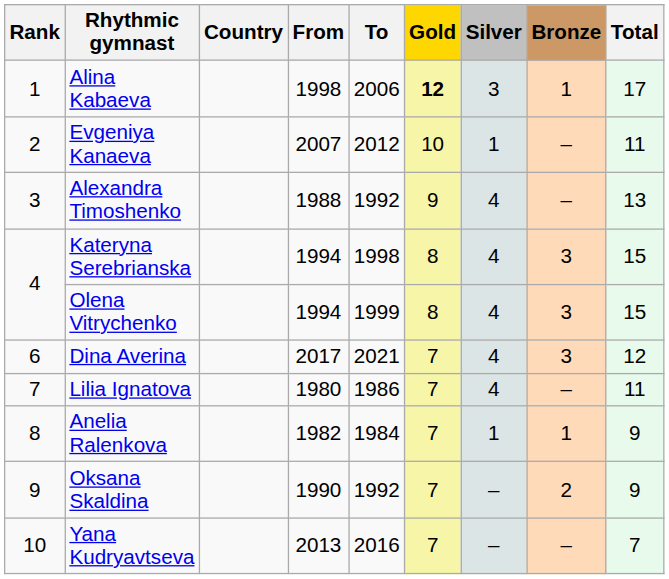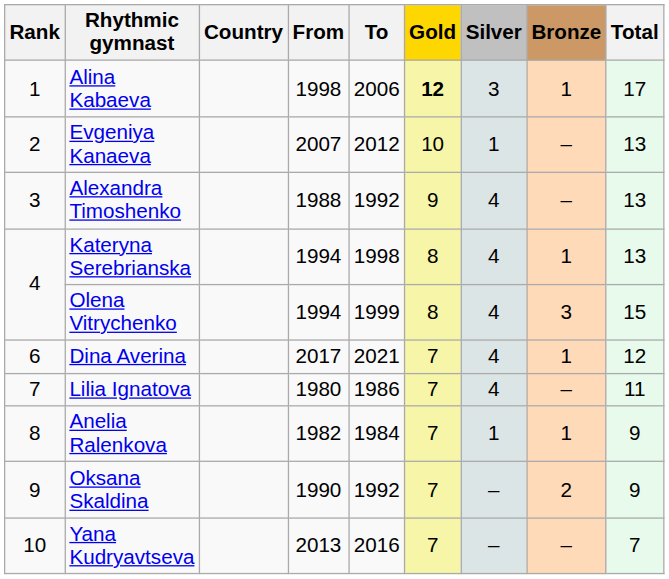(635, 144) 11 -> (635, 144) 13
(566, 256) 3 -> (566, 256) 1
(635, 256) 15 -> (635, 256) 13
(566, 356) 3 -> (566, 356) 1
